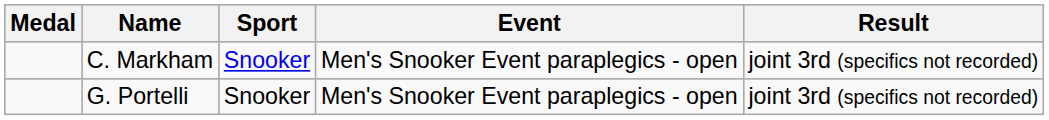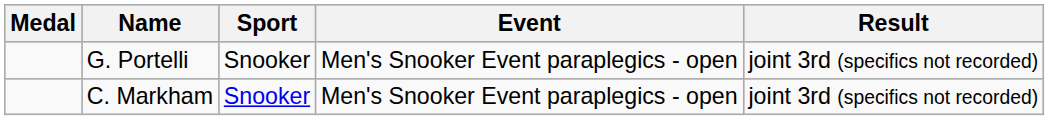rows swapped: (150, 60) <-> (138, 97)
